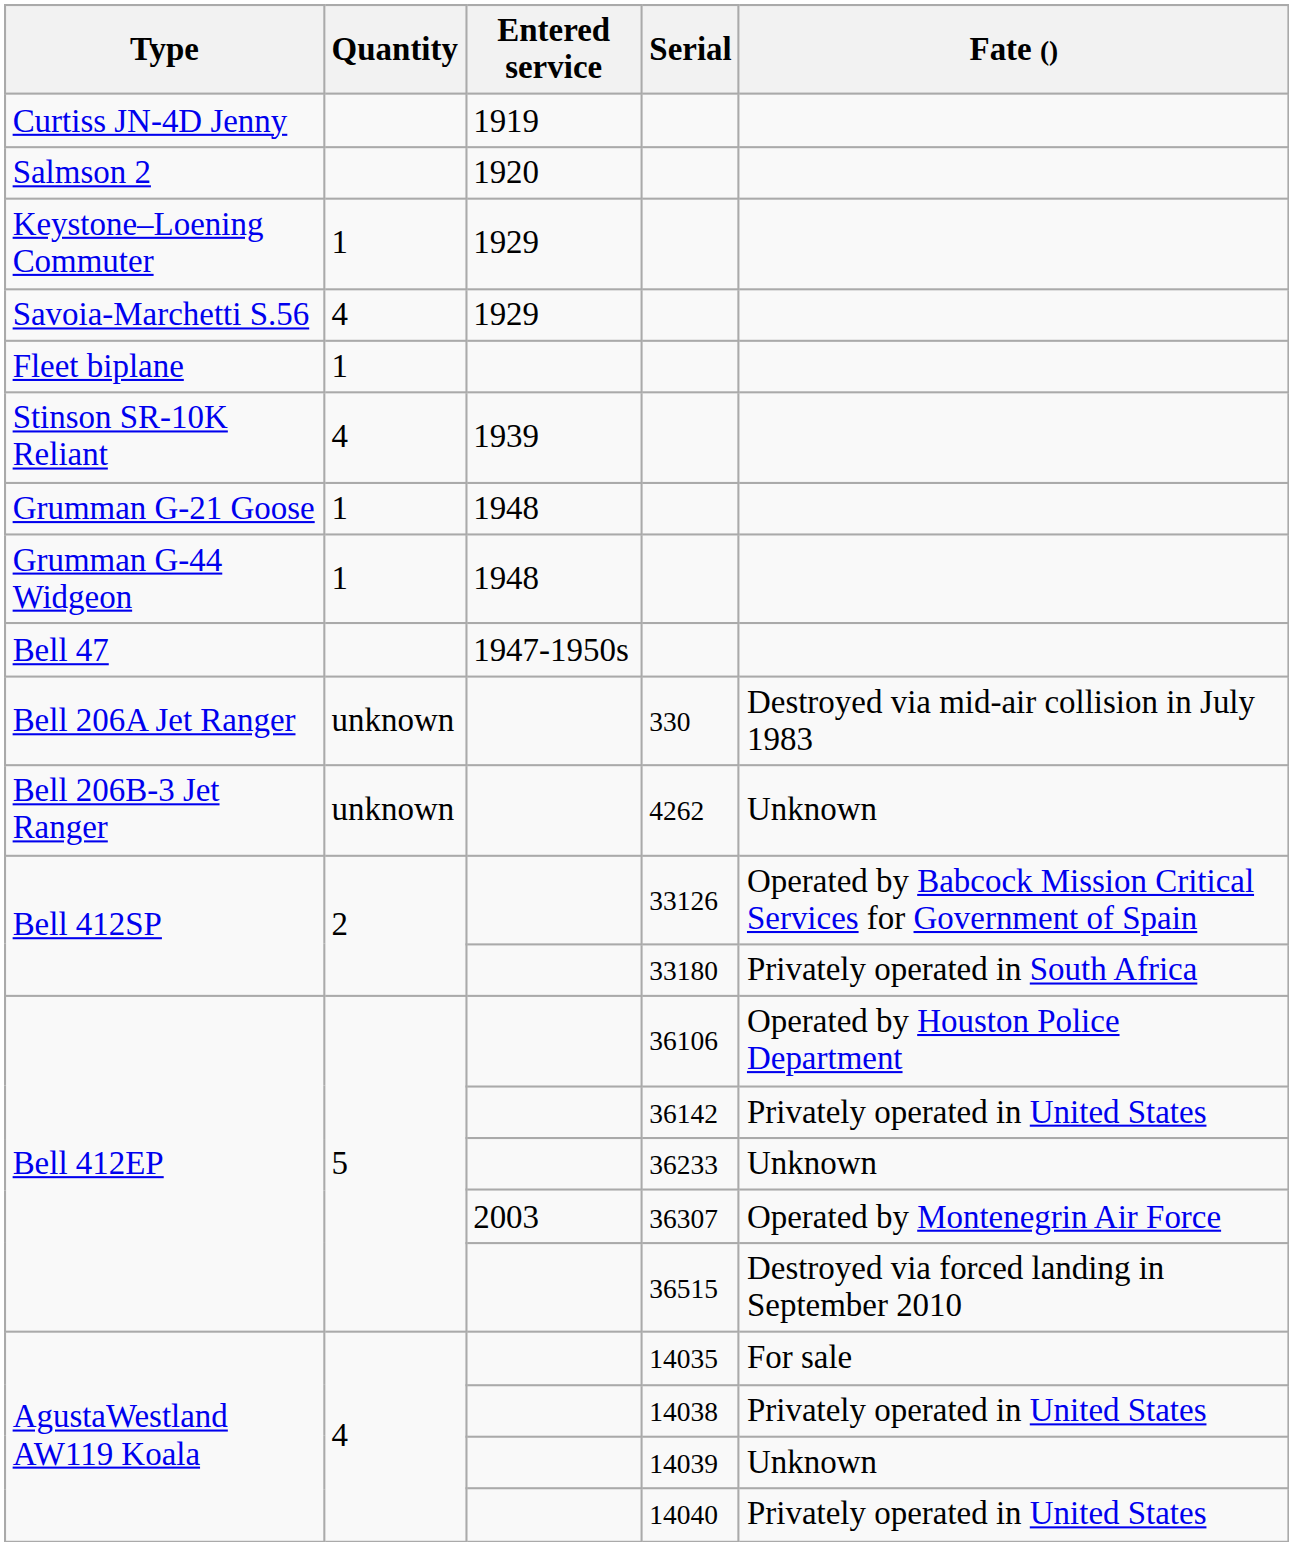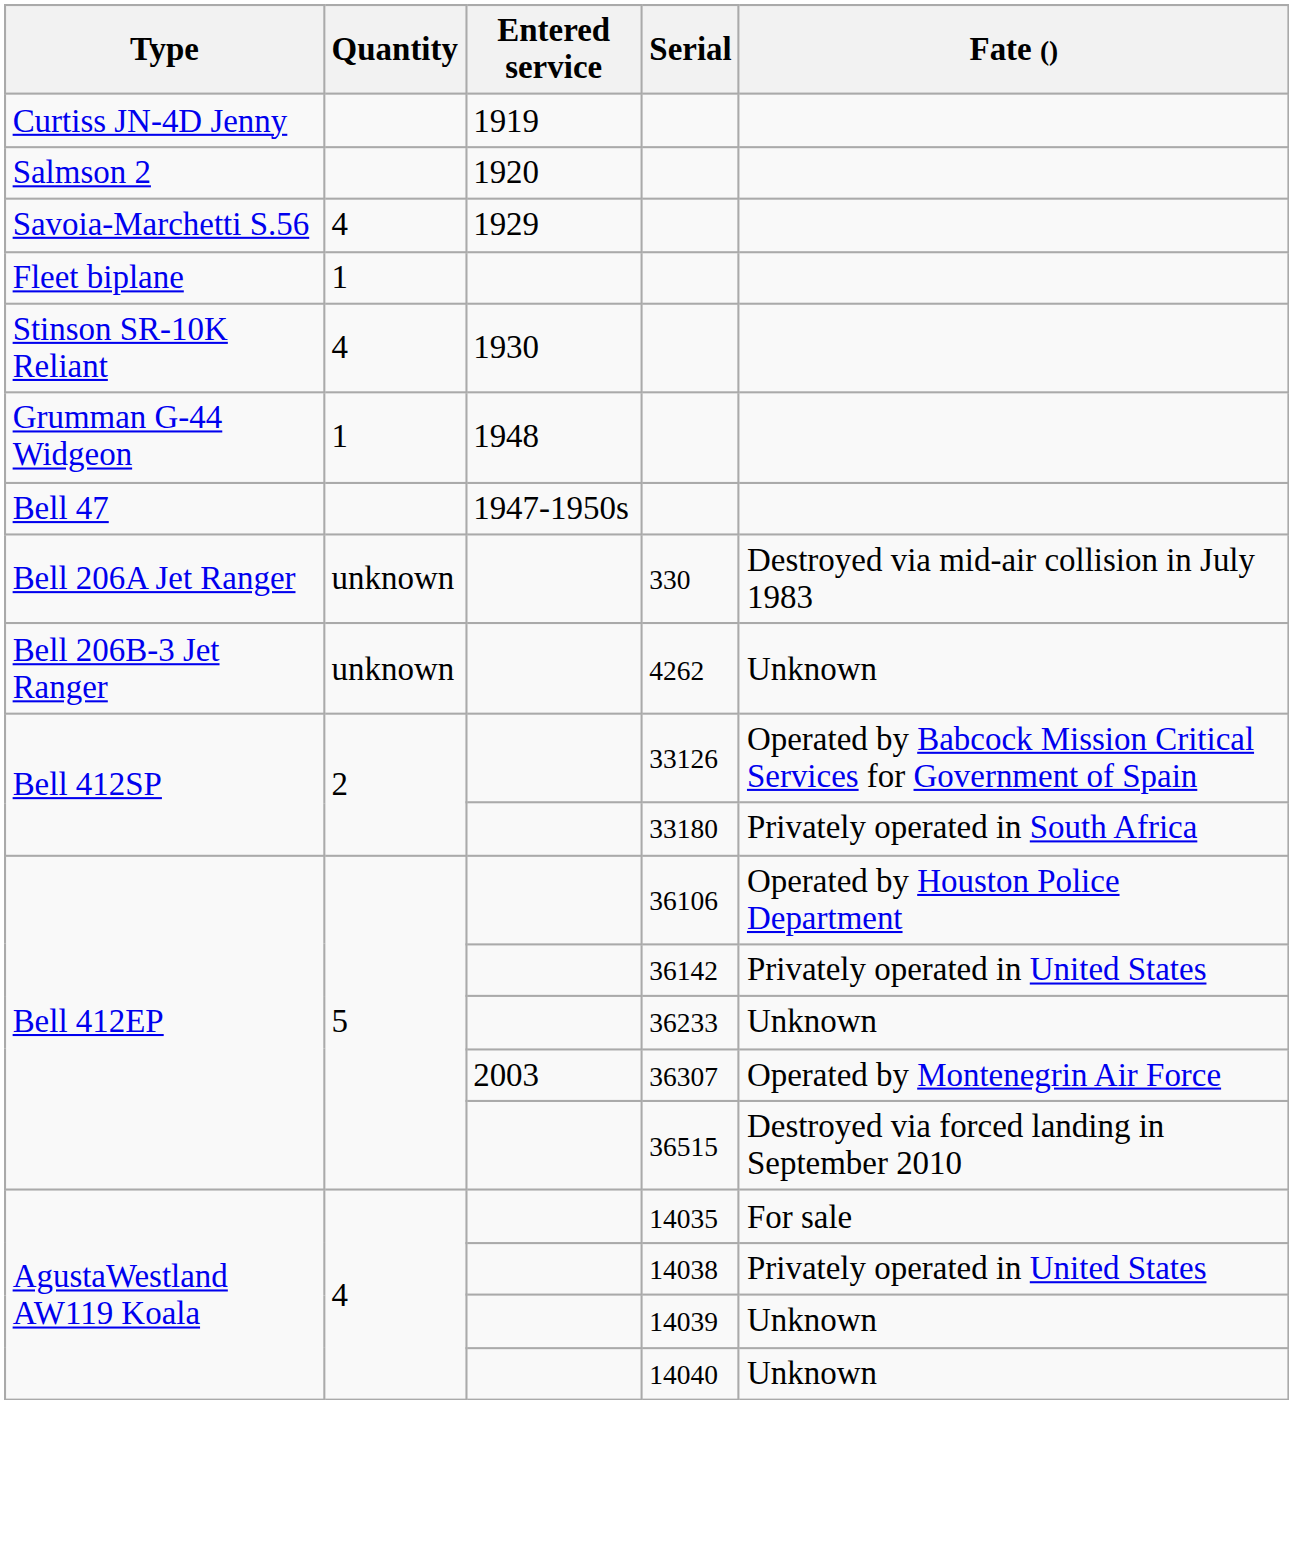- row: (138, 243)
(506, 436) 1939 -> (506, 347) 1930
- row: (164, 507)
(977, 1514) Privately operated in United States -> (812, 1372) Unknown
